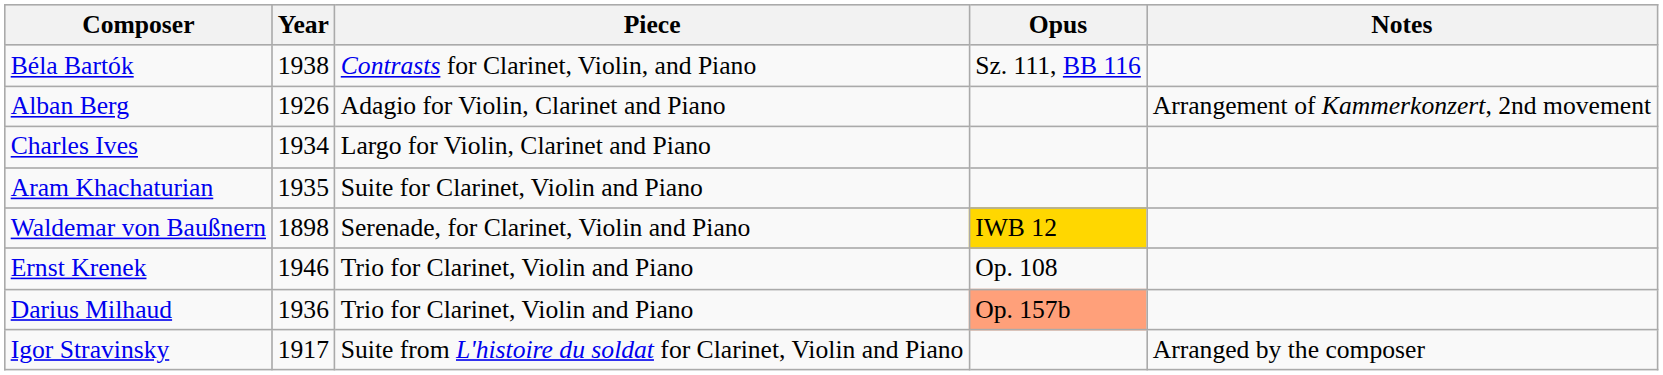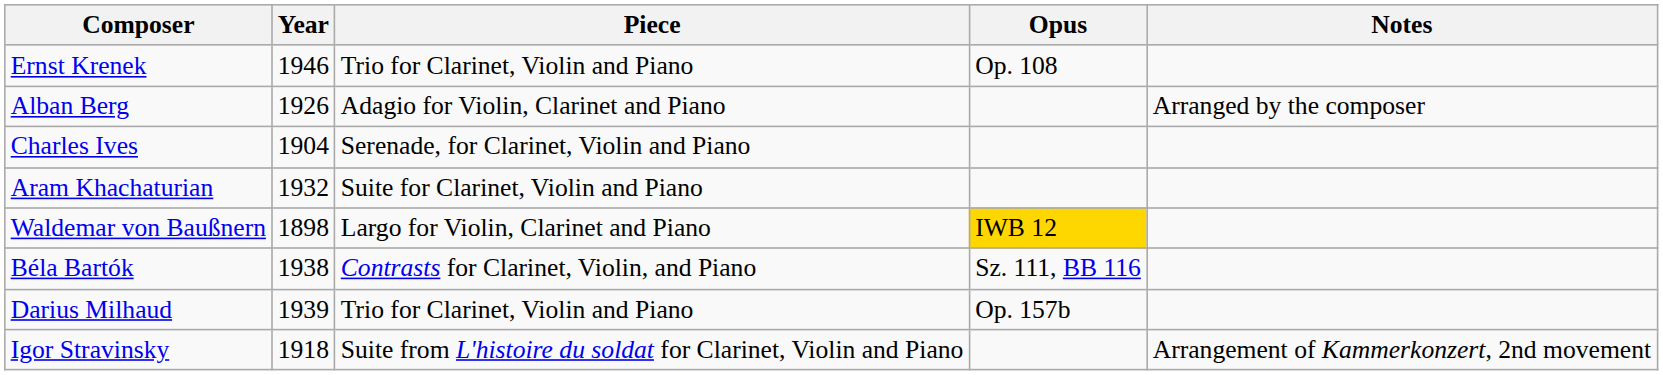rows swapped: (72, 65) <-> (79, 268)
(1402, 106) Arrangement of Kammerkonzert, 2nd movement -> (1289, 106) Arranged by the composer
(303, 146) 1934 -> (303, 146) 1904
(526, 146) Largo for Violin, Clarinet and Piano -> (546, 146) Serenade, for Clarinet, Violin and Piano
(303, 187) 1935 -> (303, 187) 1932
(546, 227) Serenade, for Clarinet, Violin and Piano -> (526, 227) Largo for Violin, Clarinet and Piano
(303, 308) 1936 -> (303, 308) 1939
(1023, 308) lightsalmon background -> (1023, 308) no background
(303, 349) 1917 -> (303, 349) 1918
(1289, 349) Arranged by the composer -> (1402, 349) Arrangement of Kammerkonzert, 2nd movement
